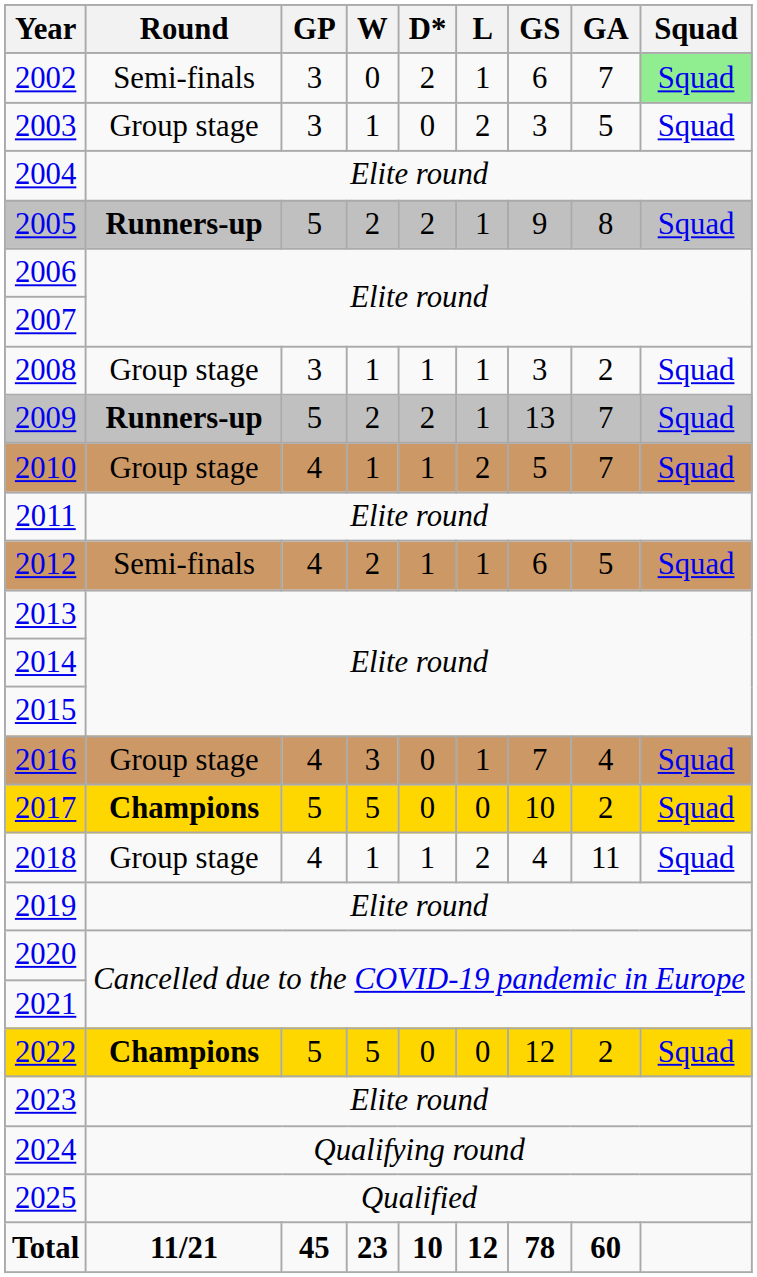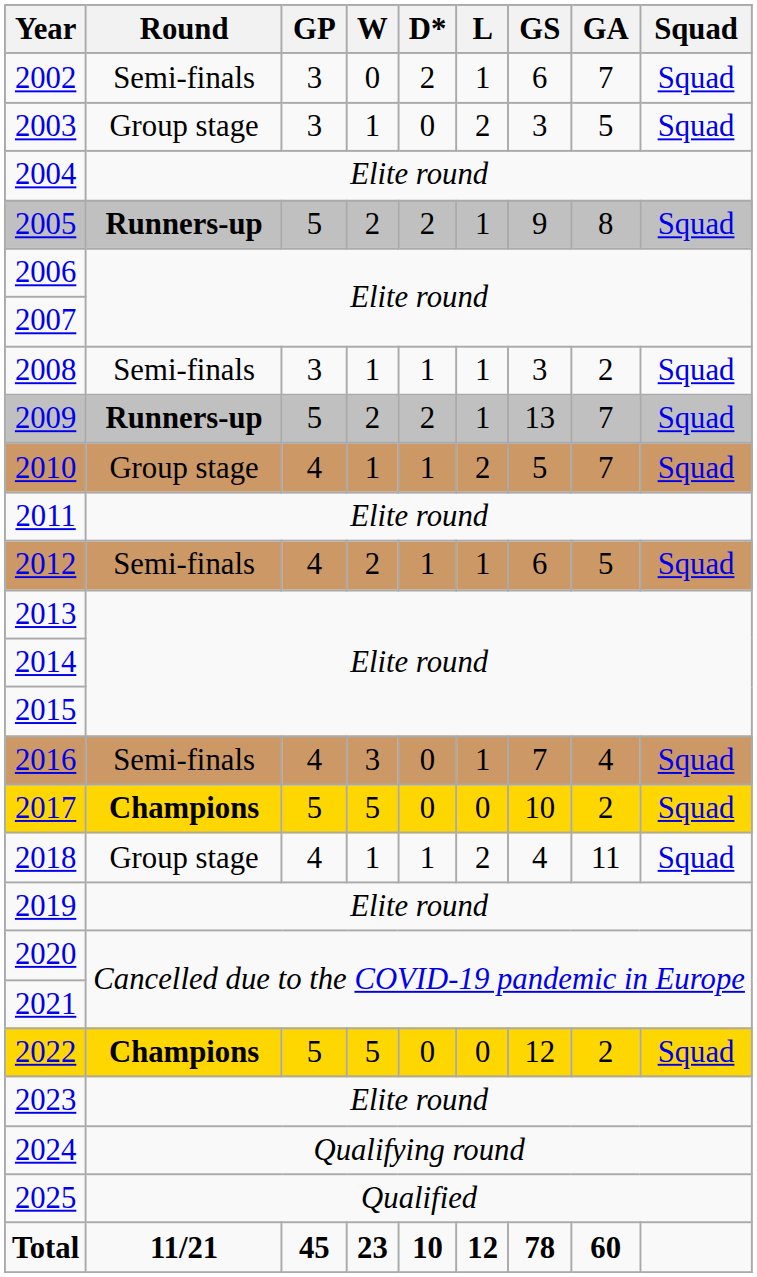(696, 77) lightgreen background -> (696, 77) no background
(184, 369) Group stage -> (184, 369) Semi-finals
(184, 759) Group stage -> (184, 759) Semi-finals
